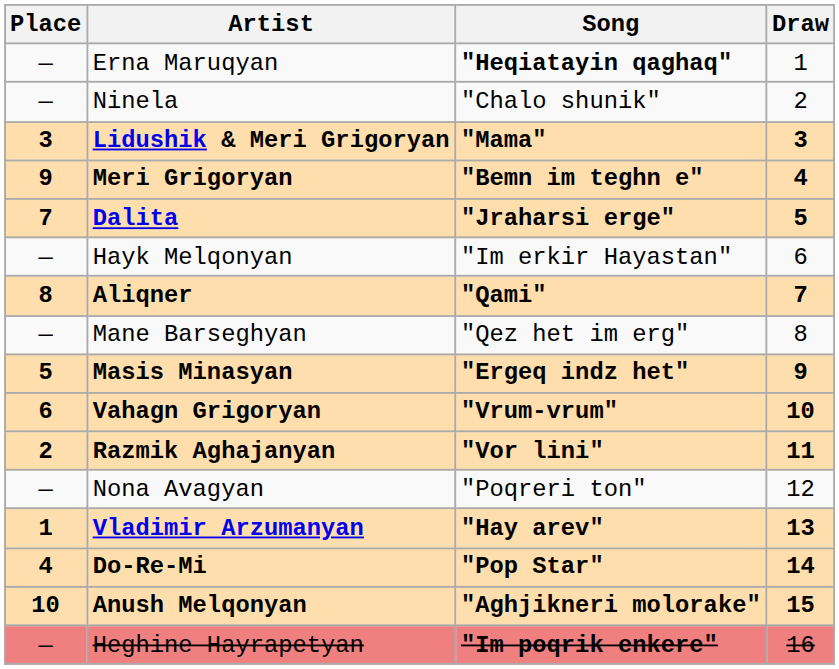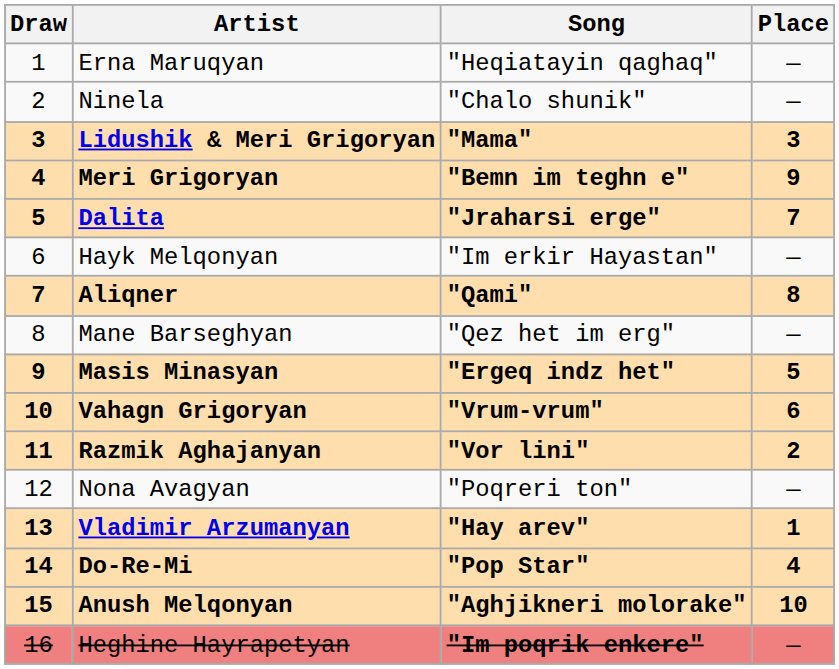columns swapped: (801, 24) <-> (46, 24)
(597, 63) bold -> (582, 63) normal
